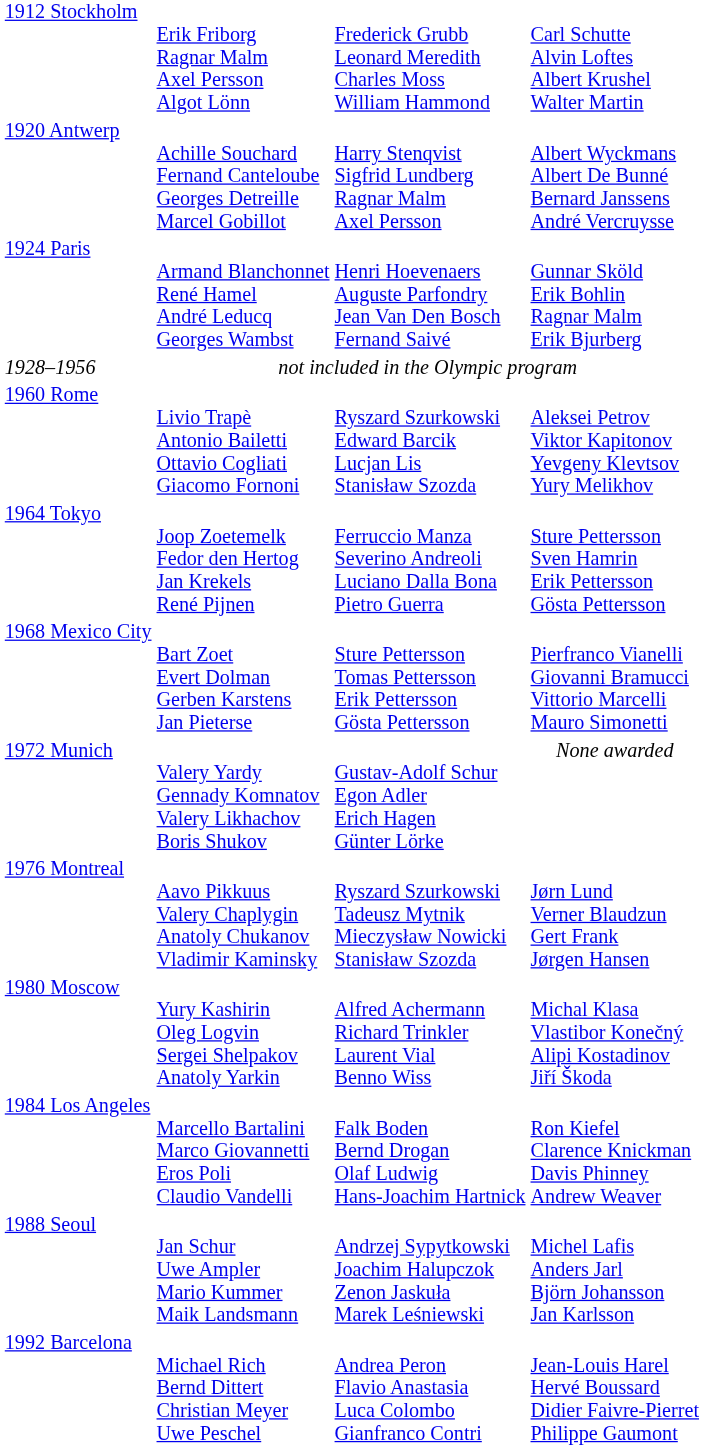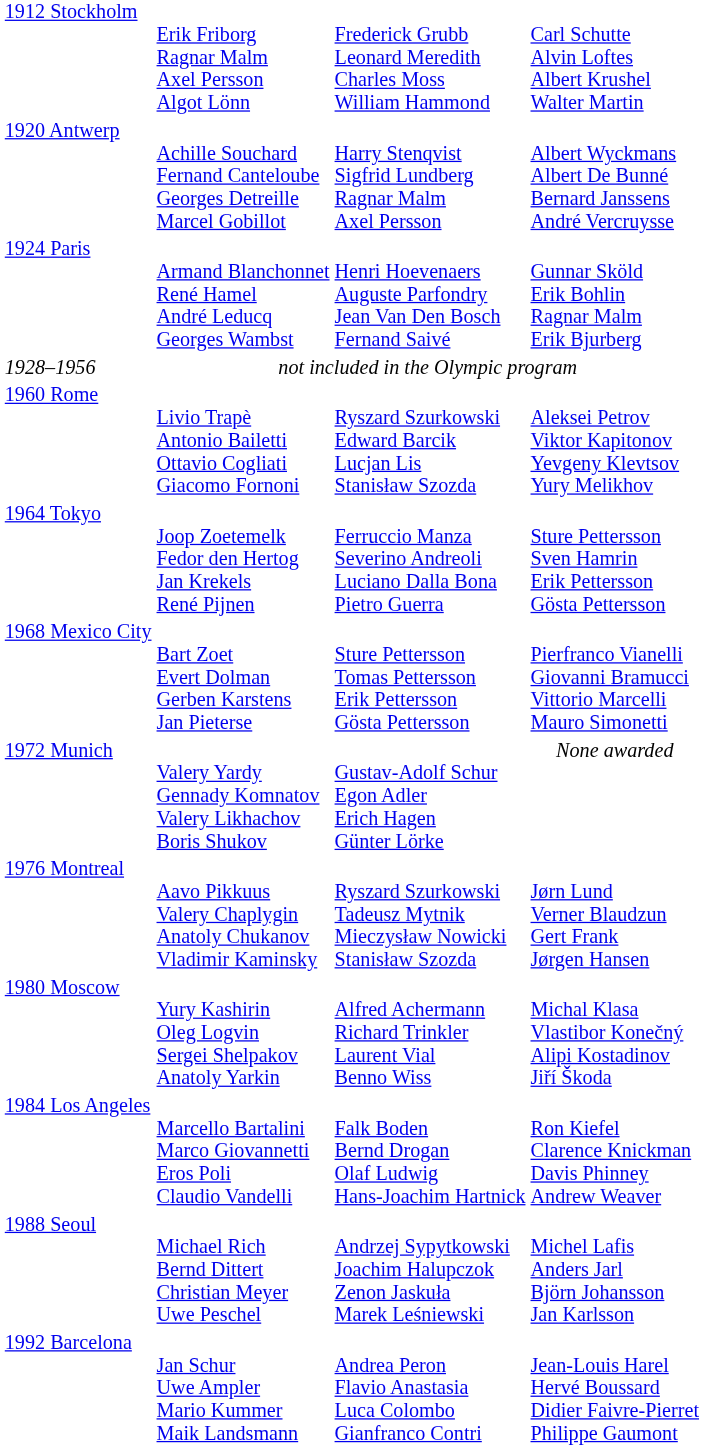(227, 1280) Jan Schur Uwe Ampler Mario Kummer Maik Landsmann -> (222, 1280) Michael Rich Bernd Dittert Christian Meyer Uwe Peschel
(222, 1399) Michael Rich Bernd Dittert Christian Meyer Uwe Peschel -> (227, 1399) Jan Schur Uwe Ampler Mario Kummer Maik Landsmann
